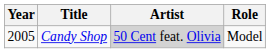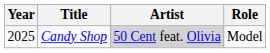(21, 36) 2005 -> (21, 36) 2025
